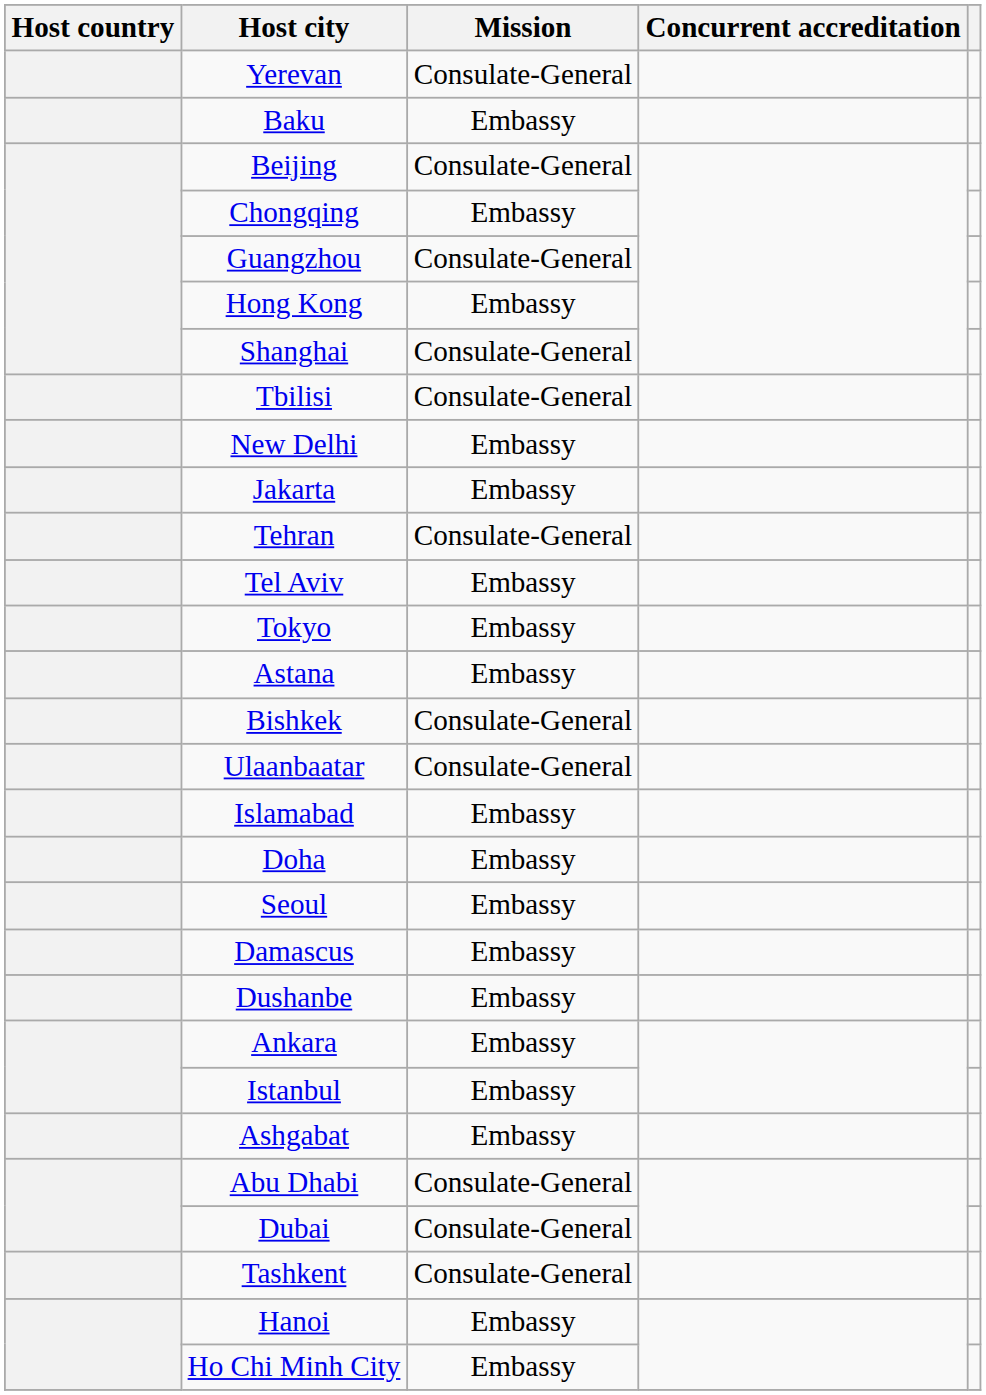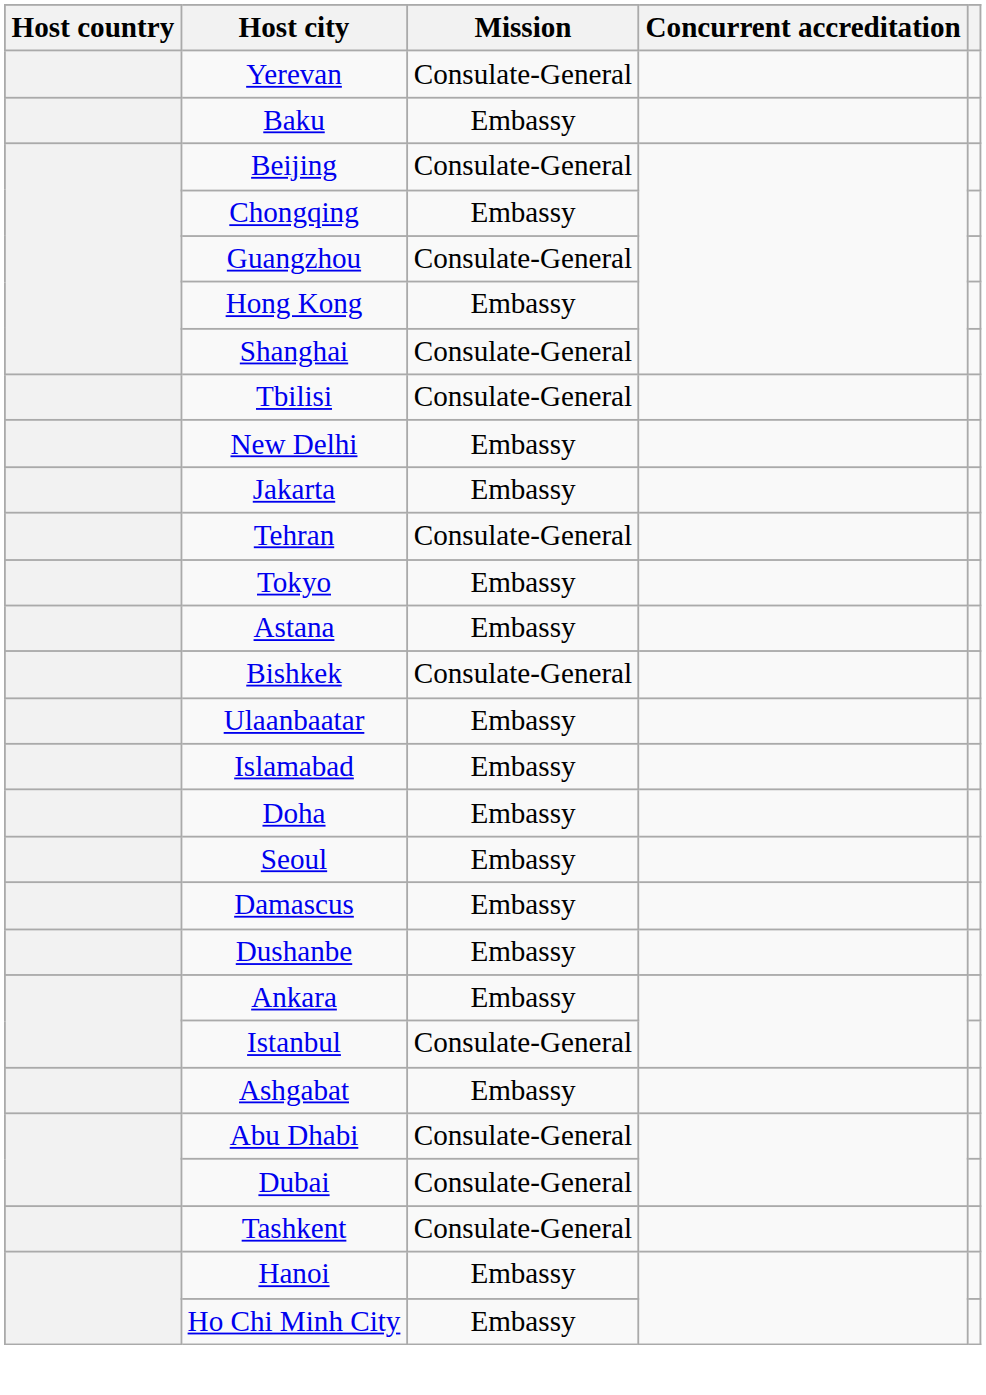- row: (294, 581)
(523, 766) Consulate-General -> (523, 720) Embassy
(523, 1089) Embassy -> (523, 1043) Consulate-General
